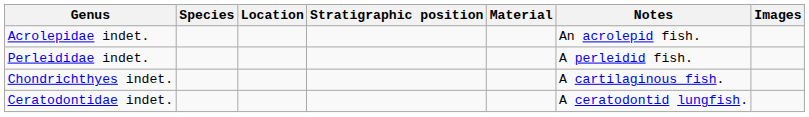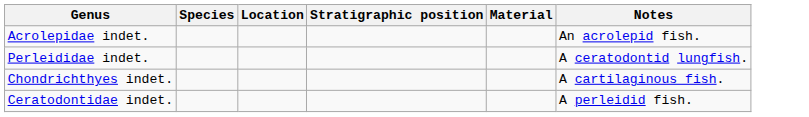- column: (778, 15)
(626, 58) A perleidid fish. -> (654, 58) A ceratodontid lungfish.
(654, 101) A ceratodontid lungfish. -> (626, 101) A perleidid fish.
